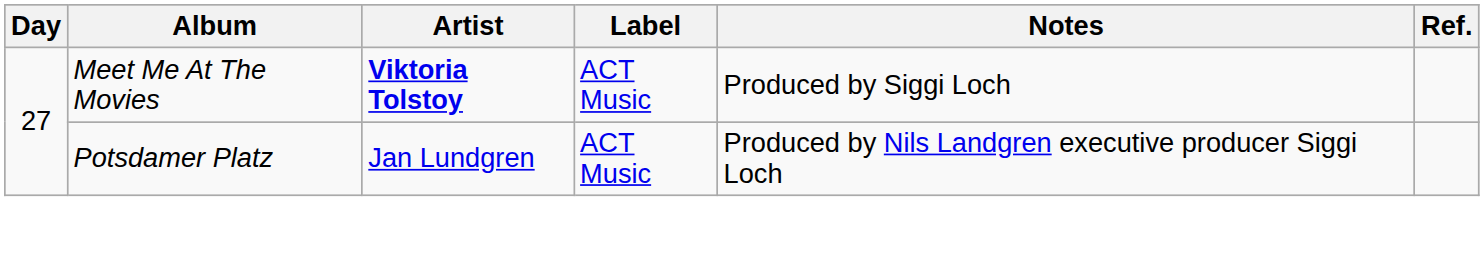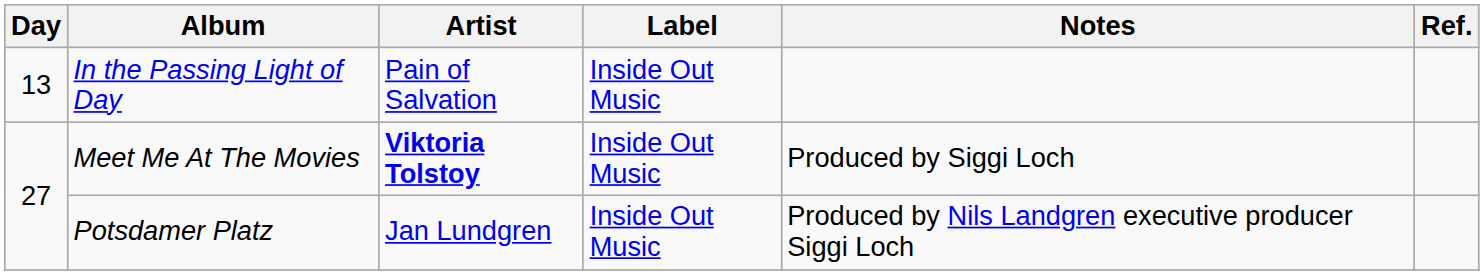+ row: (208, 84)
(616, 84) ACT Music -> (652, 158) Inside Out Music
(616, 158) ACT Music -> (652, 231) Inside Out Music
